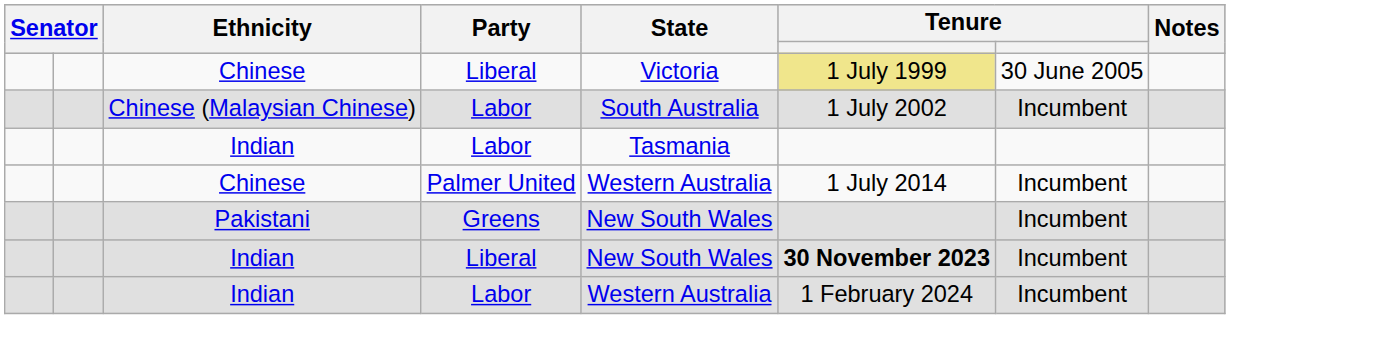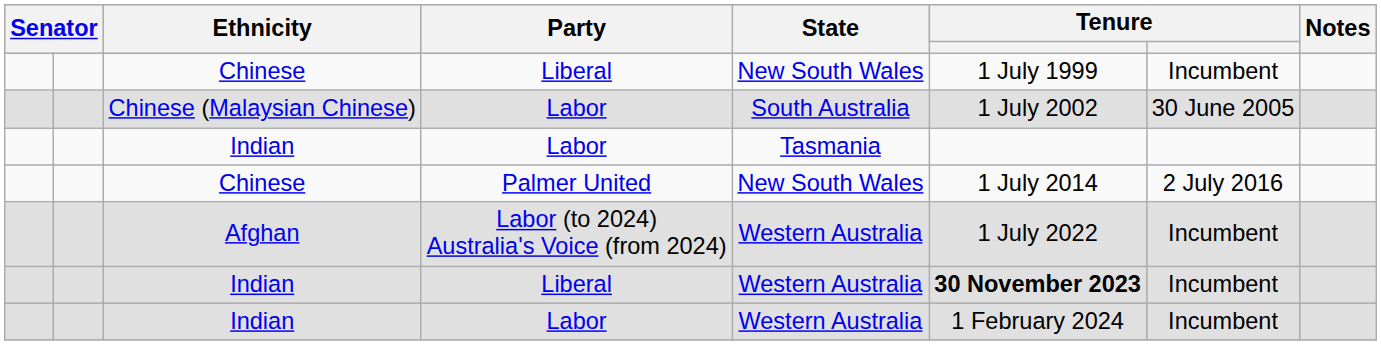(680, 71) Victoria -> (830, 71) New South Wales
(887, 71) khaki background -> (1038, 71) no background
(1072, 71) 30 June 2005 -> (1223, 71) Incumbent
(1072, 108) Incumbent -> (1223, 108) 30 June 2005
(680, 183) Western Australia -> (830, 183) New South Wales
(1072, 183) Incumbent -> (1223, 183) 2 July 2016
- row: (262, 220)
+ row: (262, 233)
(680, 257) New South Wales -> (830, 284) Western Australia
